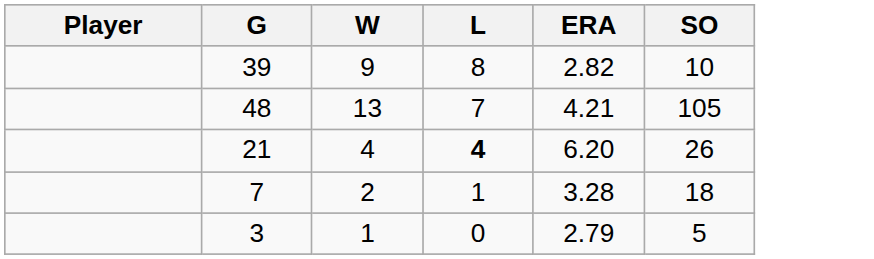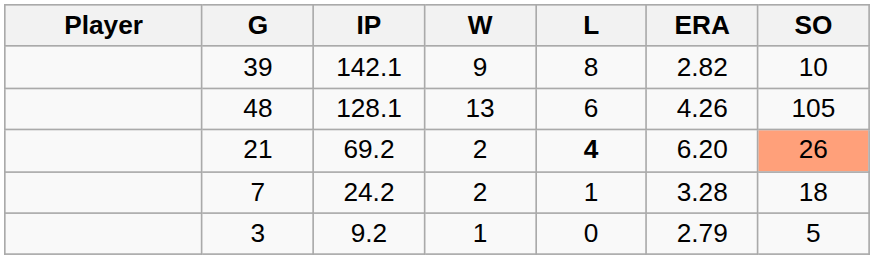+ column: (369, 25)
(478, 108) 7 -> (591, 108) 6
(589, 108) 4.21 -> (702, 108) 4.26
(367, 150) 4 -> (480, 150) 2
(699, 150) no background -> (813, 150) lightsalmon background
